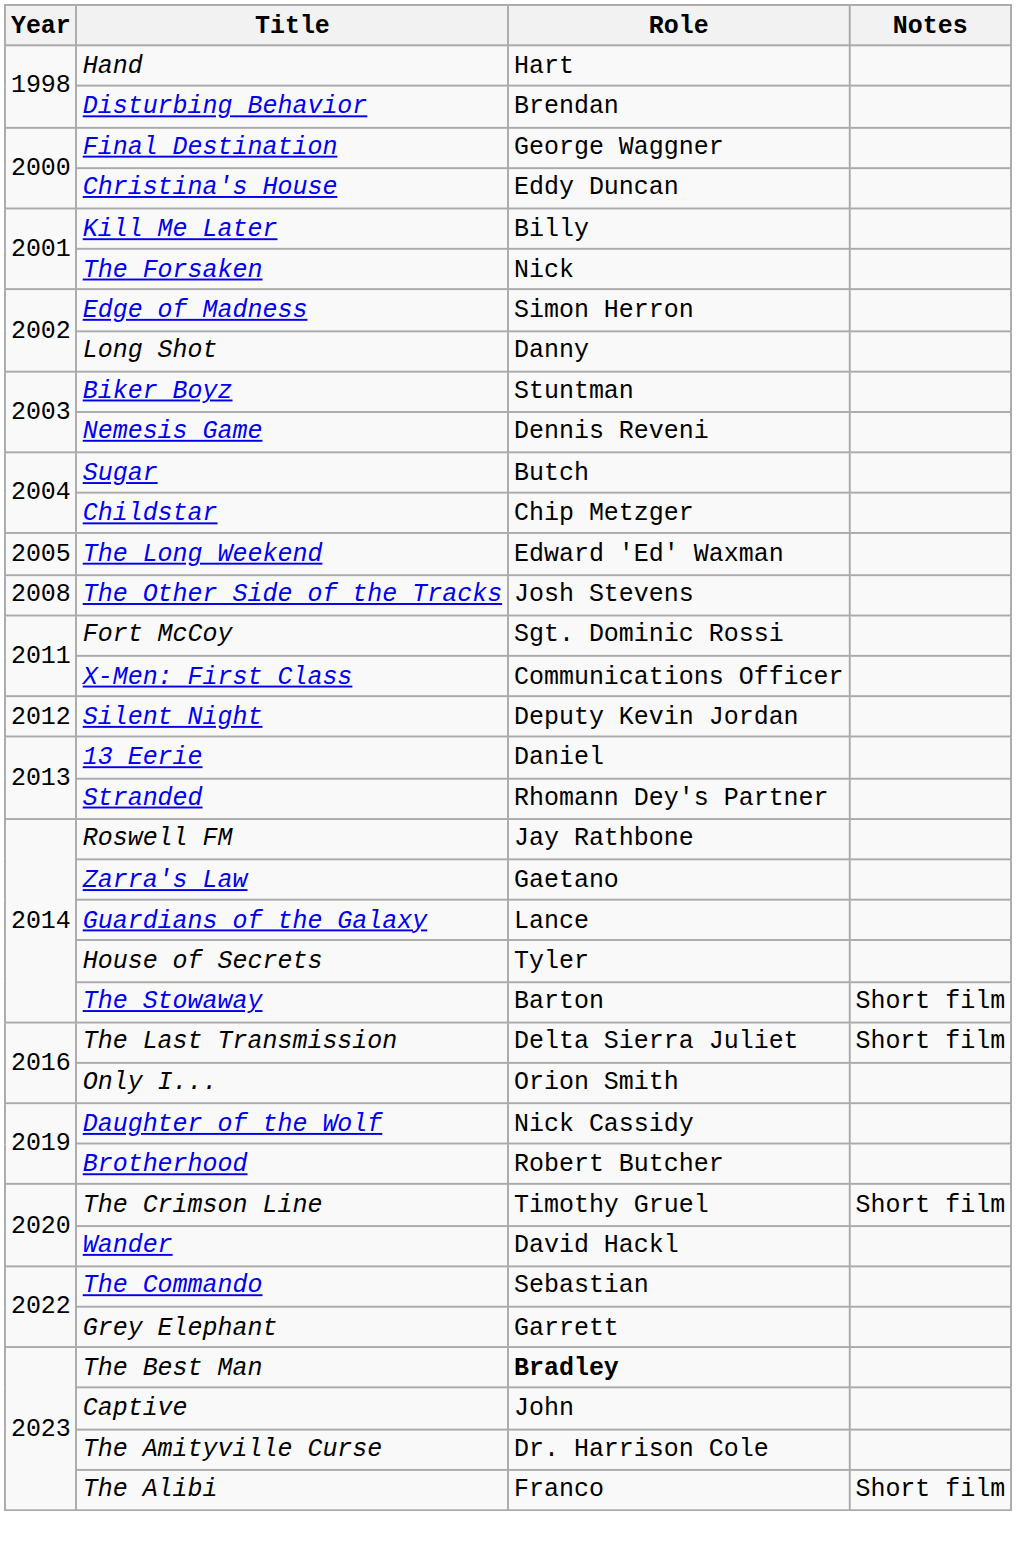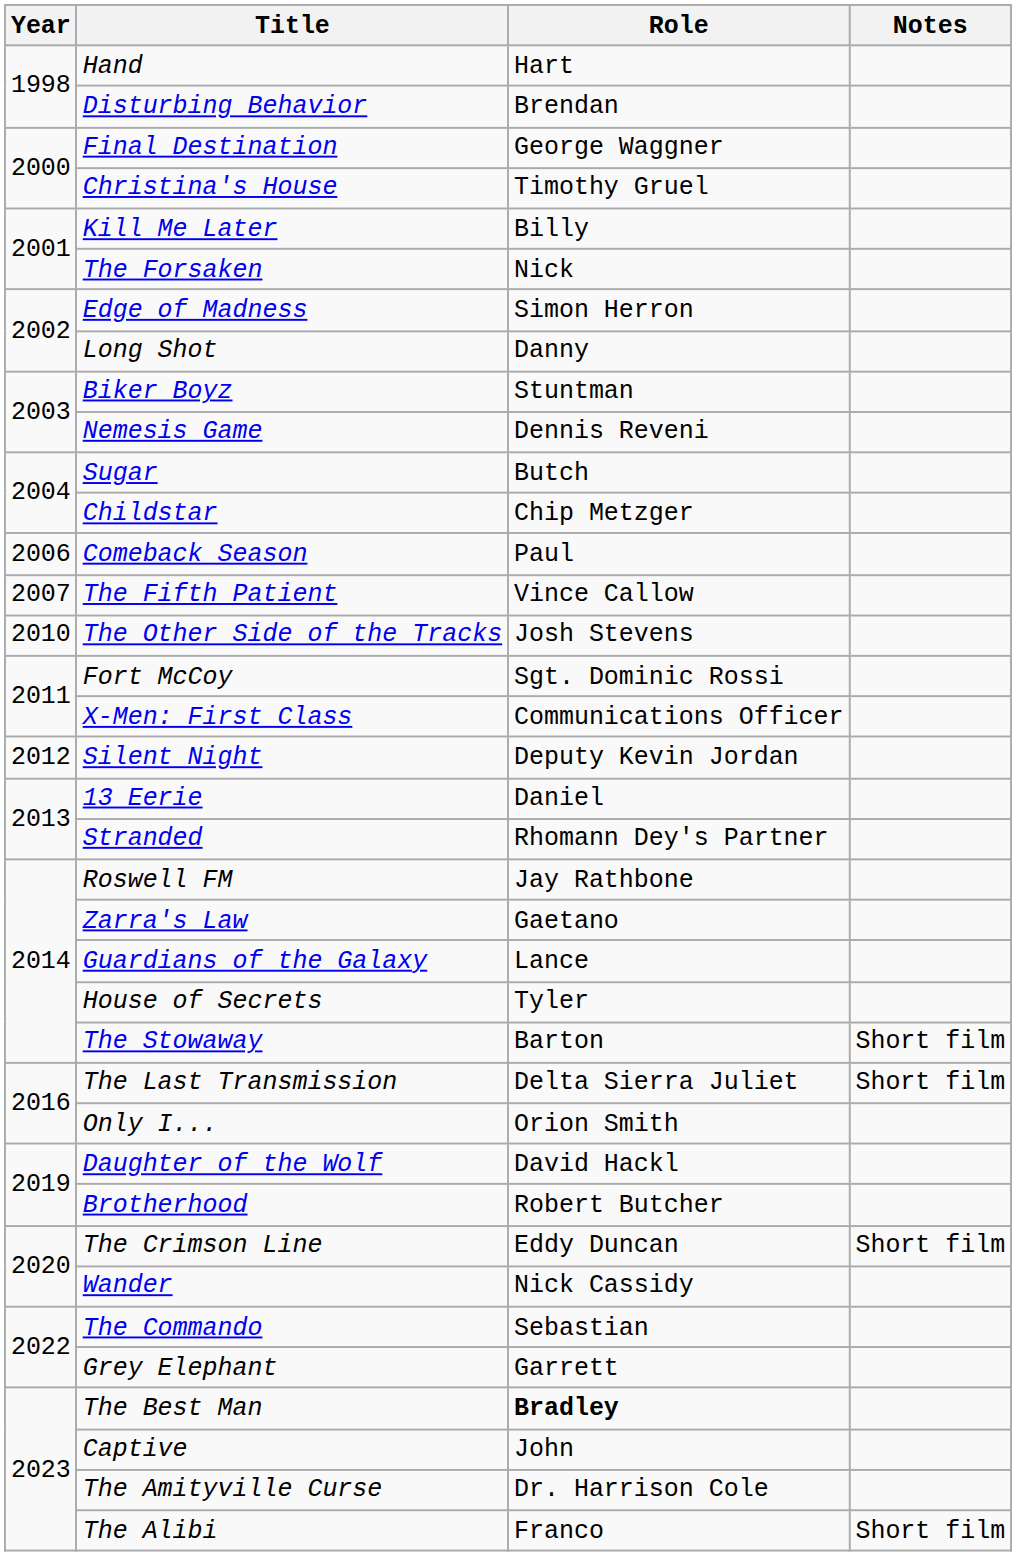(596, 188) Eddy Duncan -> (611, 188) Timothy Gruel
- row: (203, 554)
+ row: (195, 554)
+ row: (210, 595)
(41, 595) 2008 -> (41, 635) 2010
(604, 1124) Nick Cassidy -> (596, 1164) David Hackl
(611, 1205) Timothy Gruel -> (596, 1246) Eddy Duncan
(596, 1246) David Hackl -> (604, 1286) Nick Cassidy
